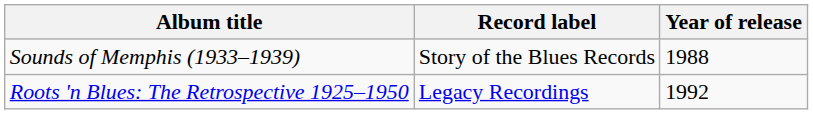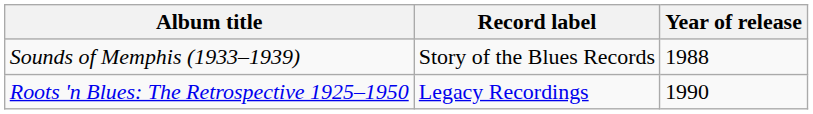(687, 91) 1992 -> (687, 91) 1990
